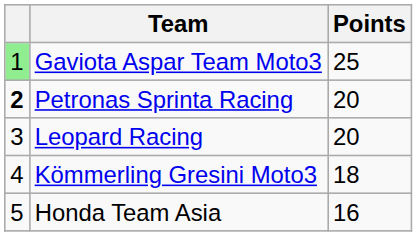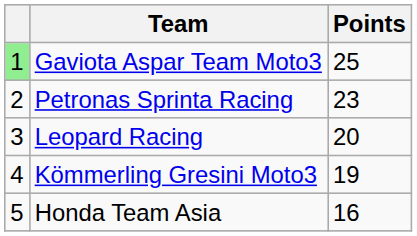(17, 99) bold -> (17, 99) normal
(346, 99) 20 -> (346, 99) 23
(346, 175) 18 -> (346, 175) 19
